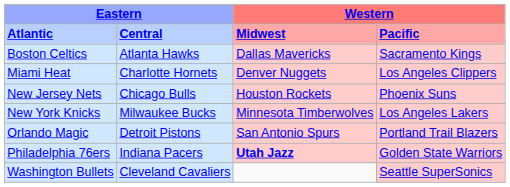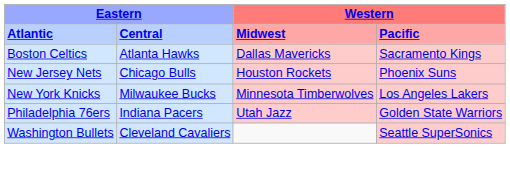- row: (39, 73)
- row: (48, 133)
(265, 152) bold -> (264, 113) normal
